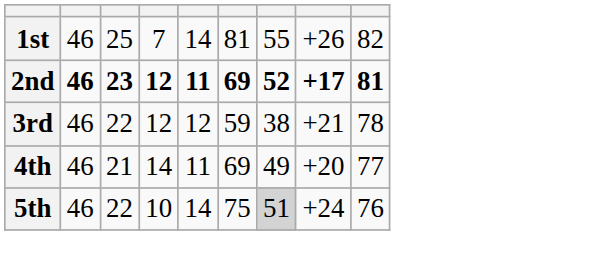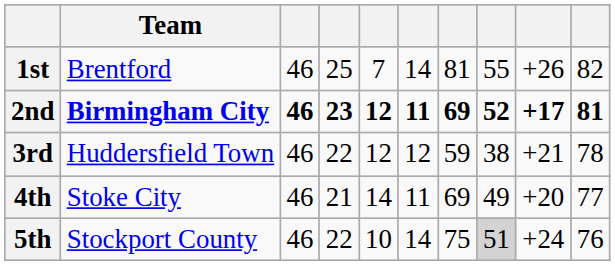+ column: (170, 25)
